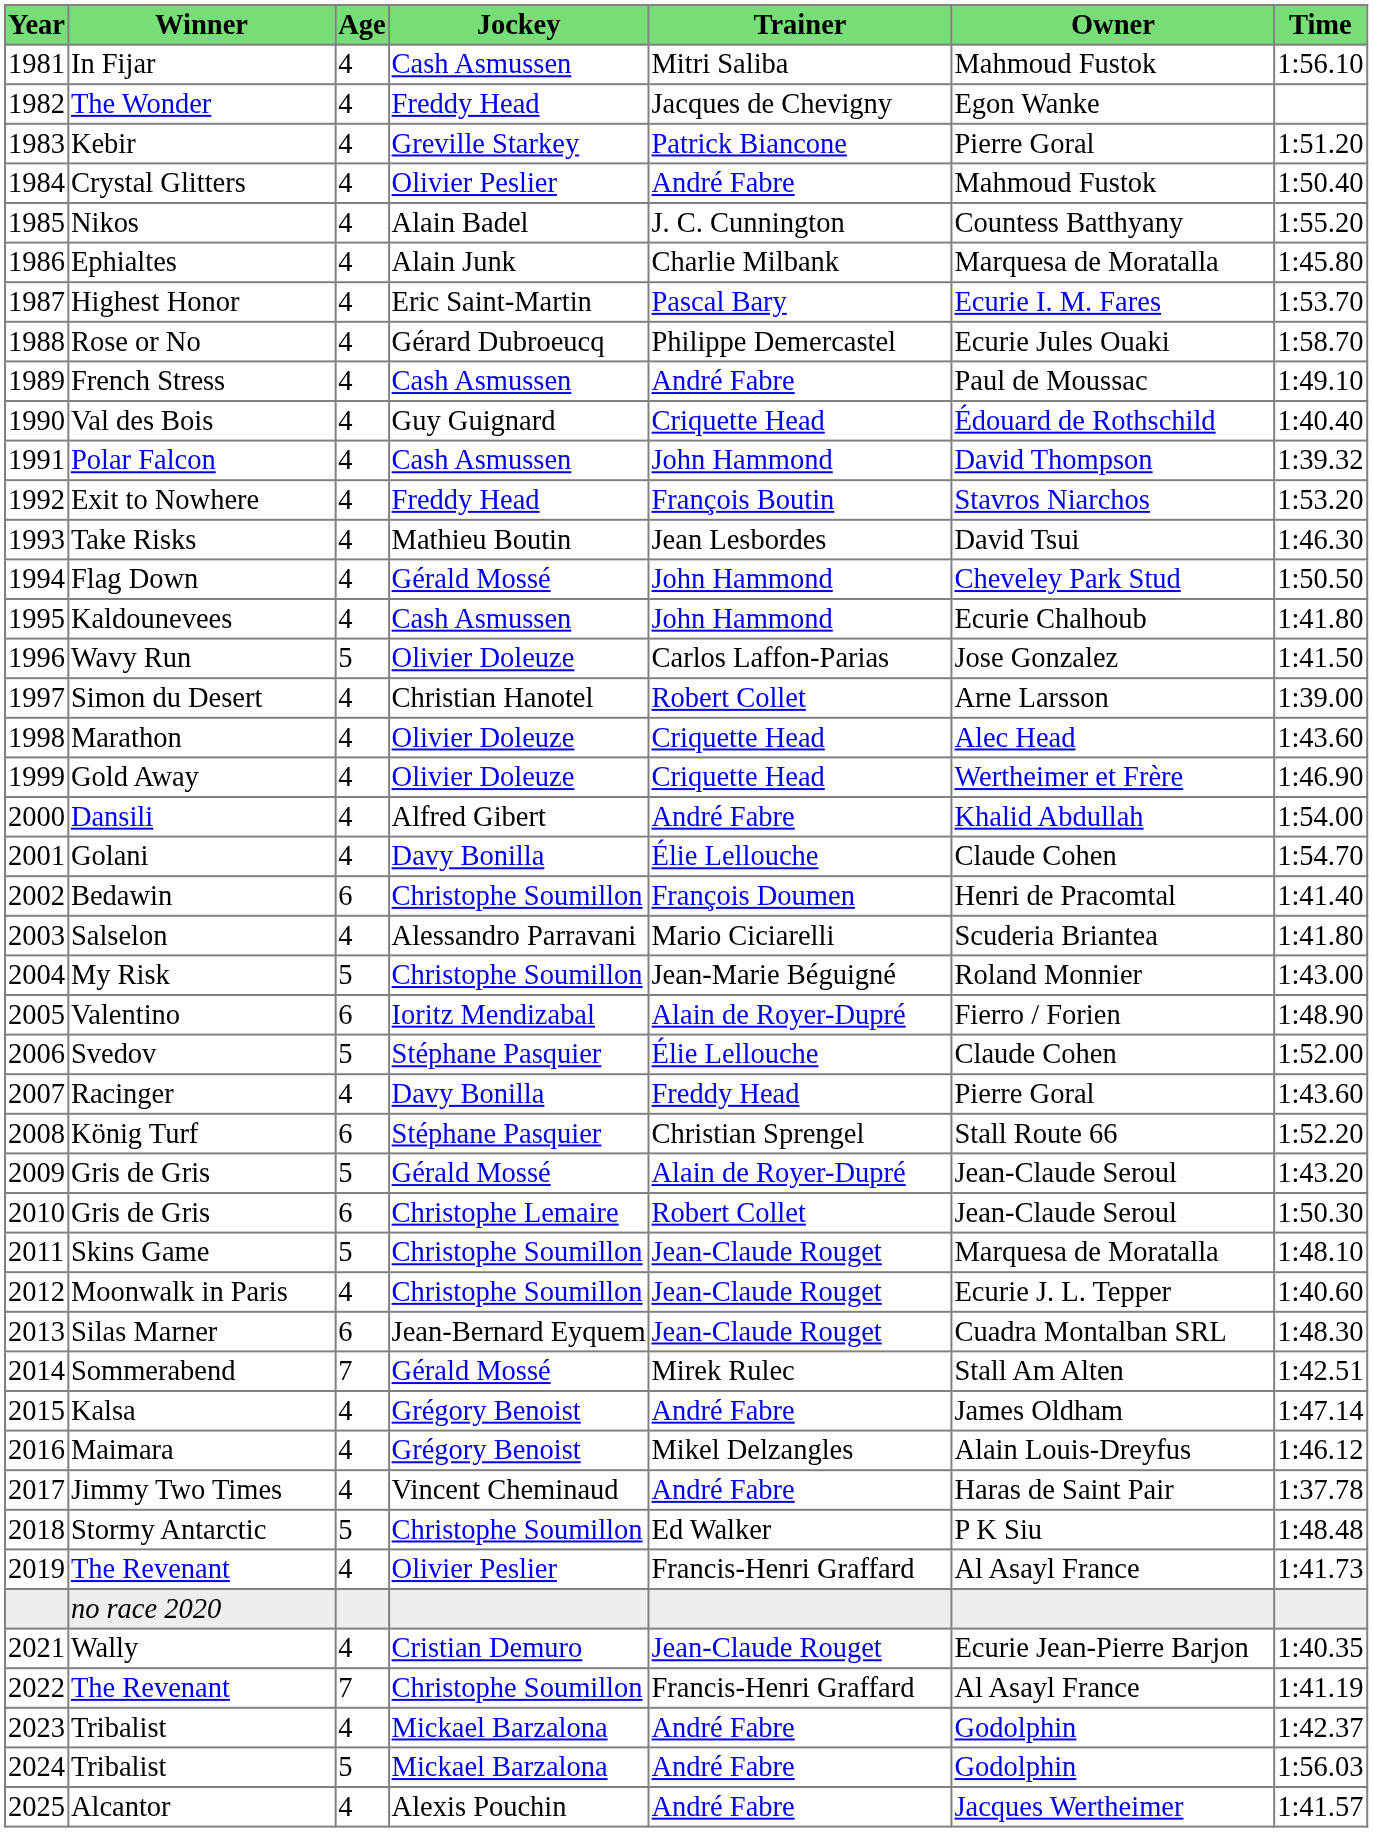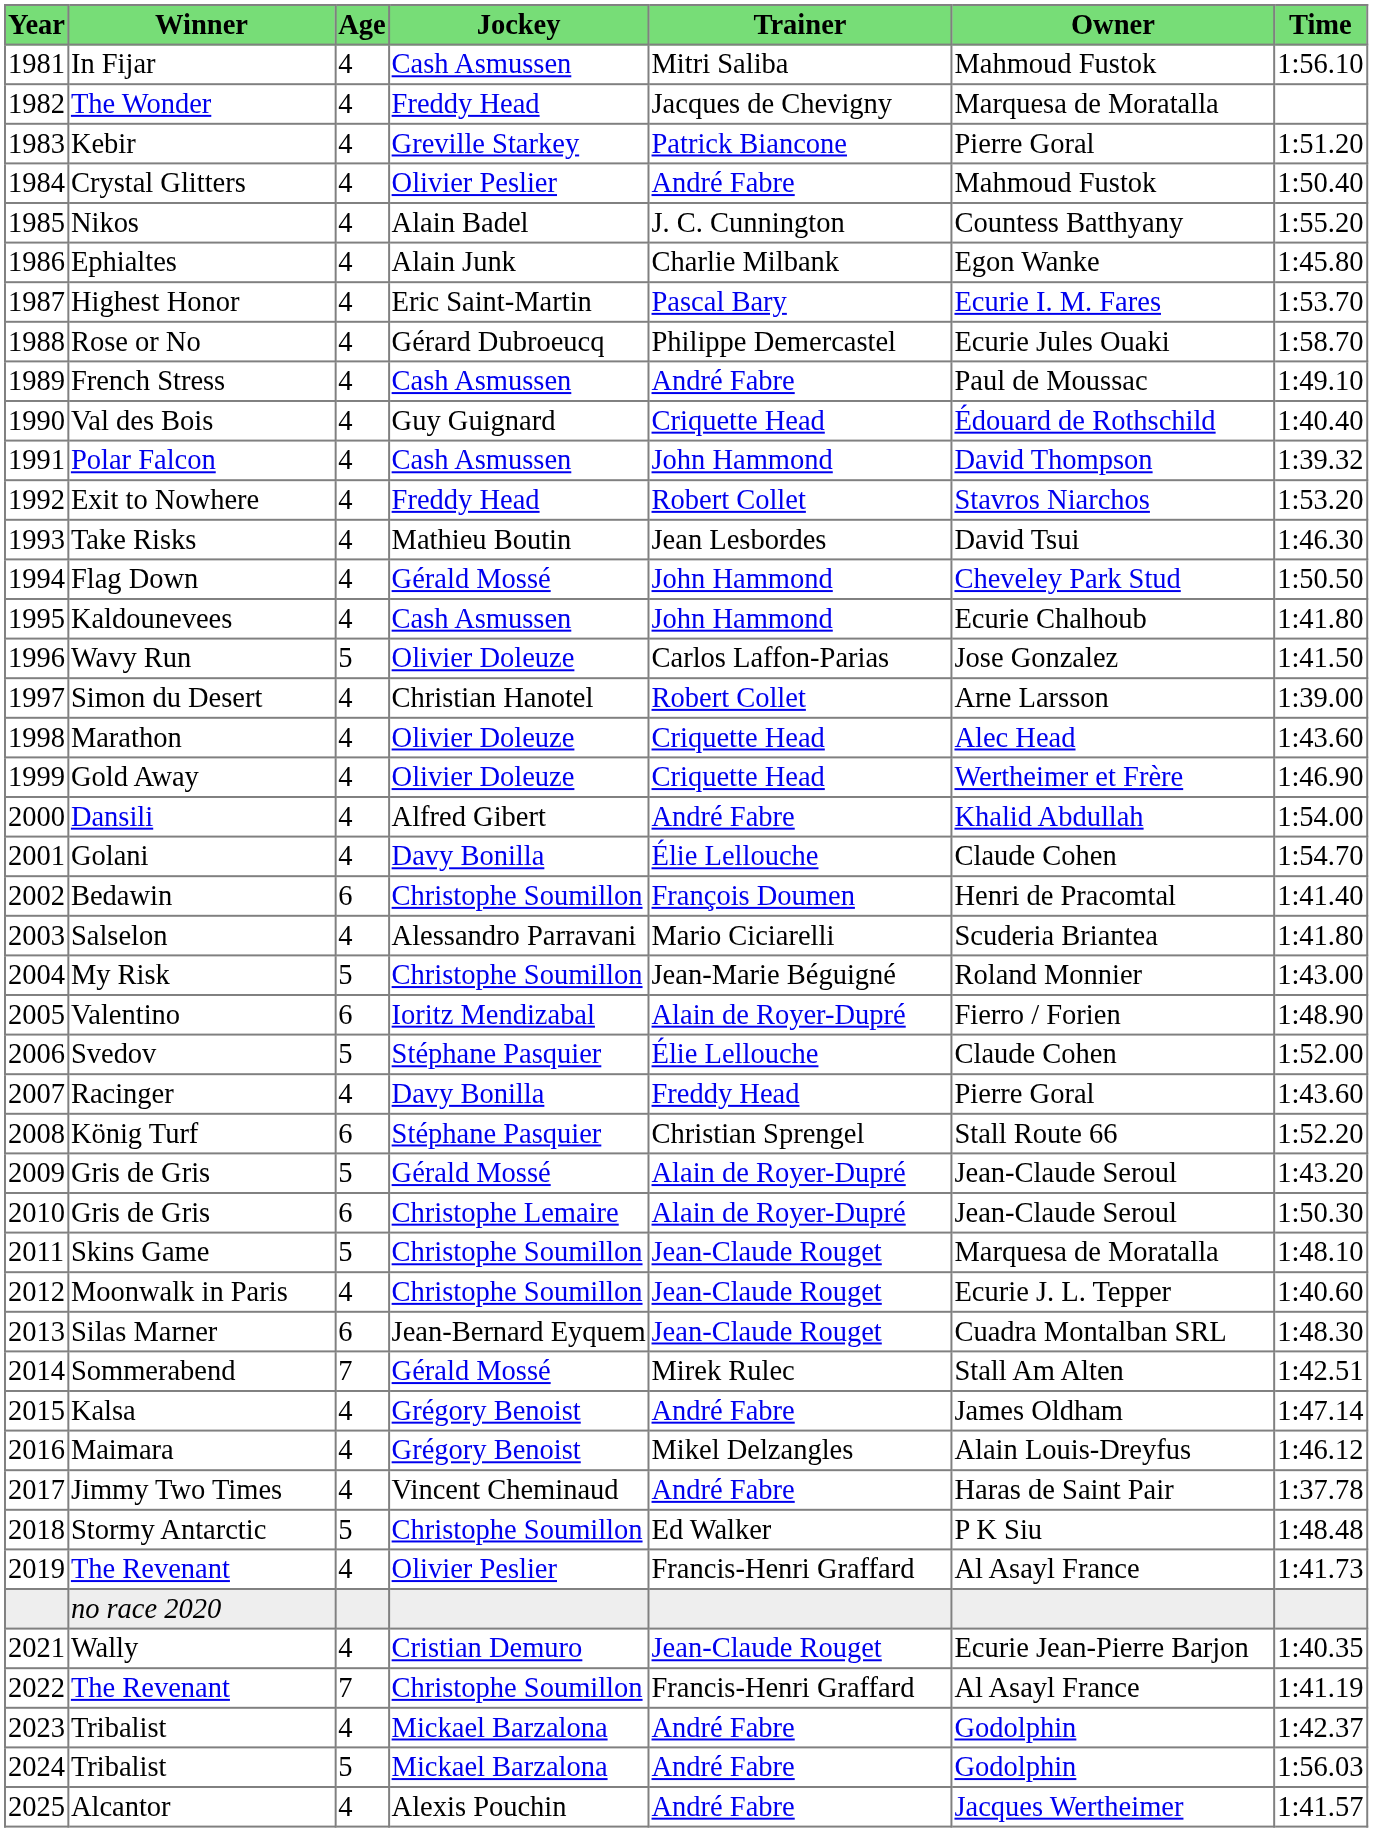(1027, 103) Egon Wanke -> (1087, 103) Marquesa de Moratalla
(1087, 261) Marquesa de Moratalla -> (1027, 261) Egon Wanke
(743, 499) François Boutin -> (729, 499) Robert Collet
(729, 1212) Robert Collet -> (779, 1212) Alain de Royer-Dupré
